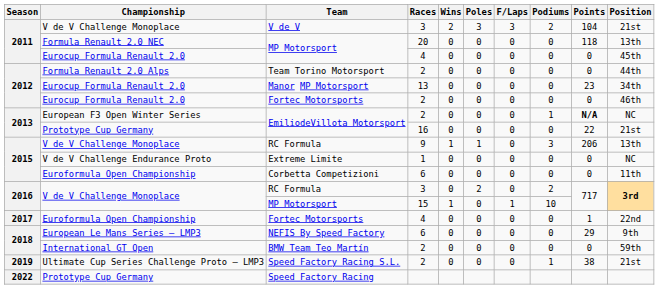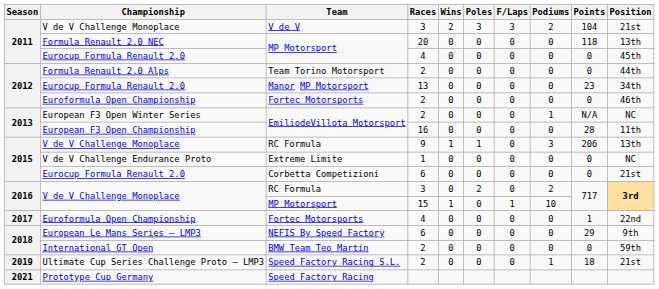(114, 100) Eurocup Formula Renault 2.0 -> (119, 100) Euroformula Open Championship
(589, 115) bold -> (589, 115) normal
(98, 129) Prototype Cup Germany -> (119, 129) European F3 Open Championship
(589, 129) 22 -> (589, 129) 28
(631, 129) 21st -> (631, 129) 11th
(119, 174) Euroformula Open Championship -> (114, 174) Eurocup Formula Renault 2.0
(631, 174) 11th -> (631, 174) 21st
(589, 262) 38 -> (589, 262) 18
(22, 277) 2022 -> (22, 277) 2021
